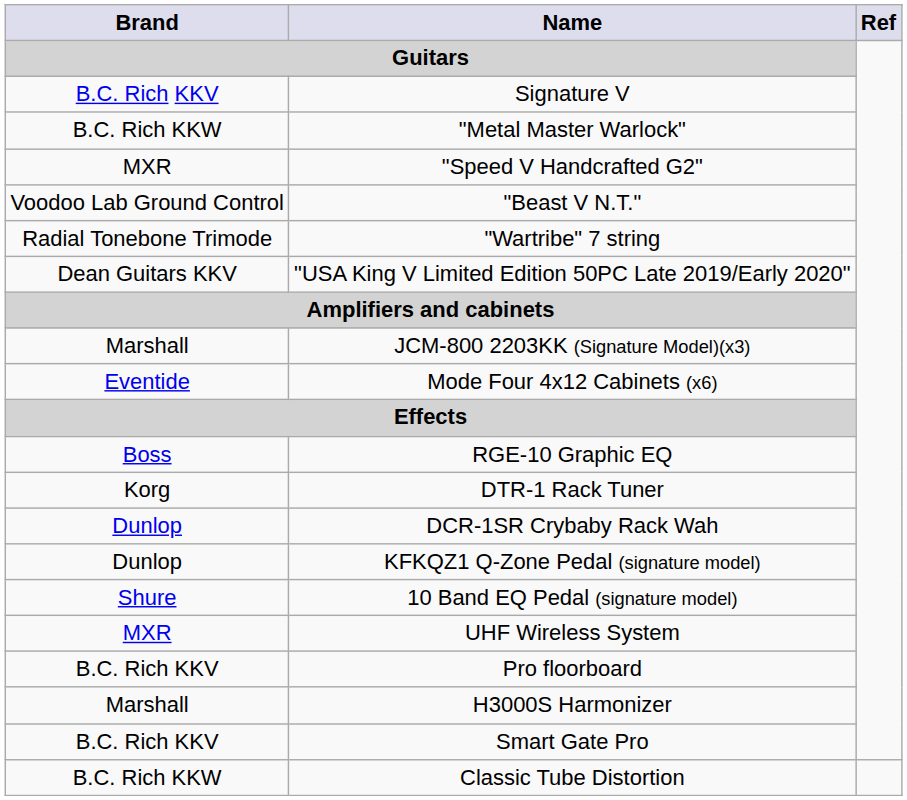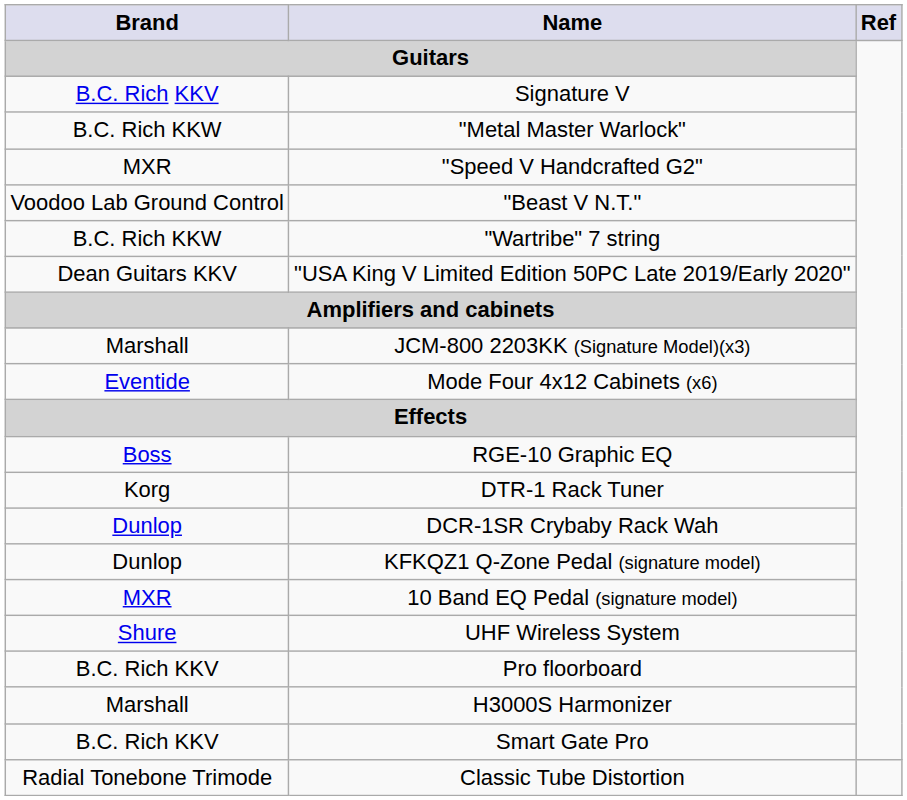(147, 238) Radial Tonebone Trimode -> (147, 238) B.C. Rich KKW
(147, 597) Shure -> (147, 597) MXR
(147, 633) MXR -> (147, 633) Shure
(147, 776) B.C. Rich KKW -> (147, 776) Radial Tonebone Trimode
